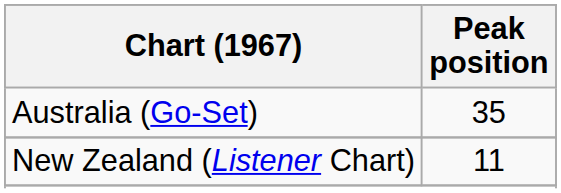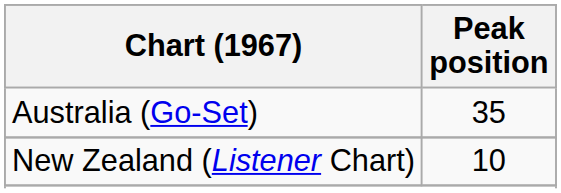(489, 160) 11 -> (489, 160) 10
